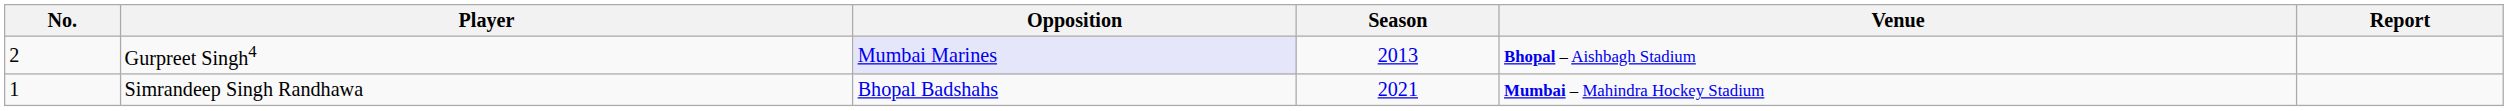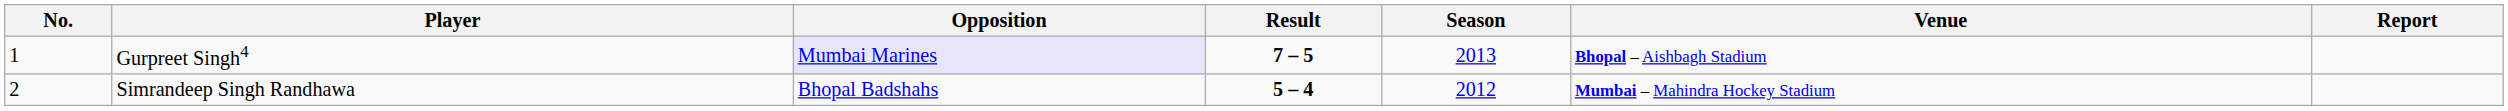+ column: (1293, 20)
(14, 55) 2 -> (14, 55) 1
(14, 89) 1 -> (14, 89) 2
(1398, 89) 2021 -> (1476, 89) 2012
